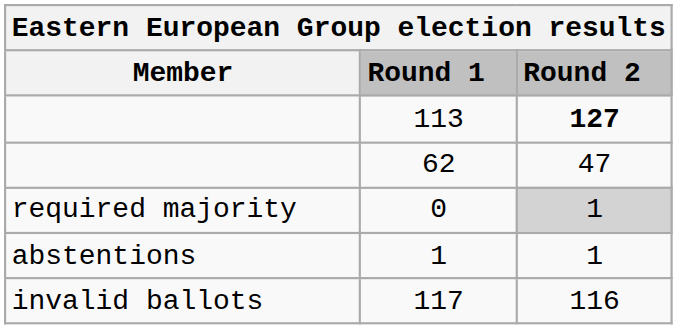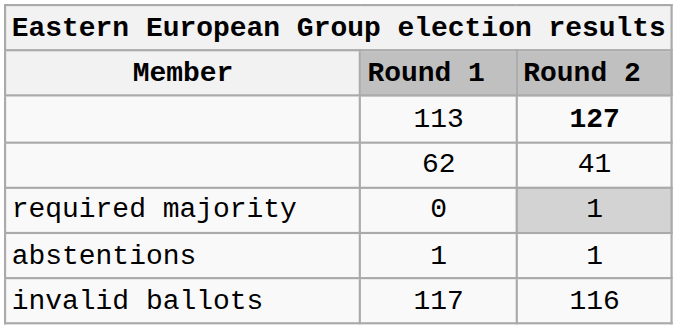(595, 165) 47 -> (595, 165) 41
